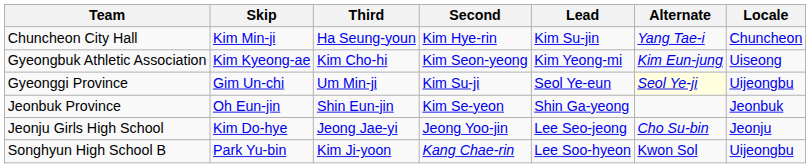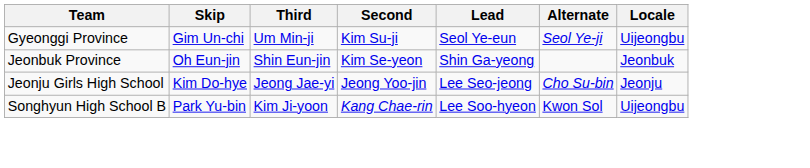- row: (73, 38)
- row: (107, 60)
(667, 83) lightyellow background -> (572, 38) no background
